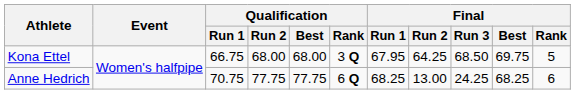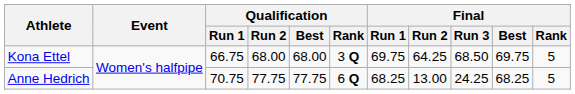(388, 57) 67.95 -> (388, 57) 69.75
(551, 79) 6 -> (551, 79) 5
